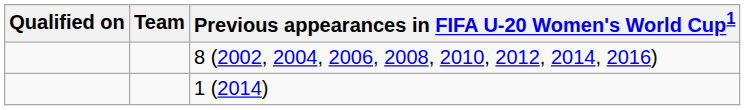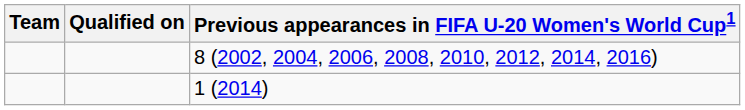columns swapped: (159, 23) <-> (67, 23)
